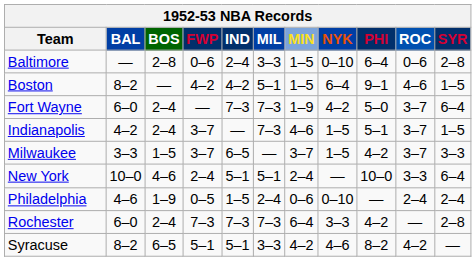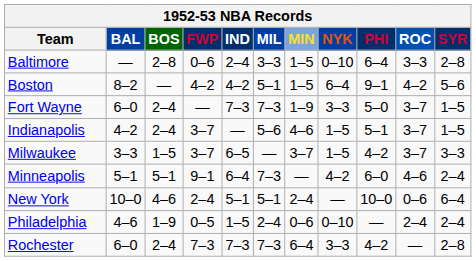(415, 62) 0–6 -> (415, 62) 3–3
(415, 85) 4–6 -> (415, 85) 4–2
(453, 85) 1–5 -> (453, 85) 5–6
(337, 108) 4–2 -> (337, 108) 3–3
(453, 108) 6–4 -> (453, 108) 1–5
(269, 130) 7–3 -> (269, 130) 5–6
+ row: (46, 176)
(415, 176) 3–3 -> (415, 199) 0–6
- row: (38, 245)
